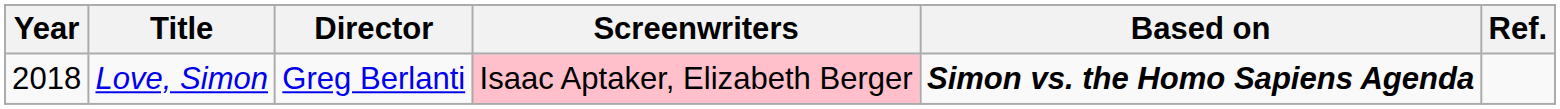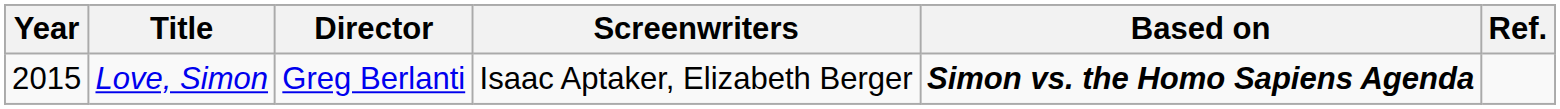(47, 78) 2018 -> (47, 78) 2015
(696, 78) pink background -> (696, 78) no background
